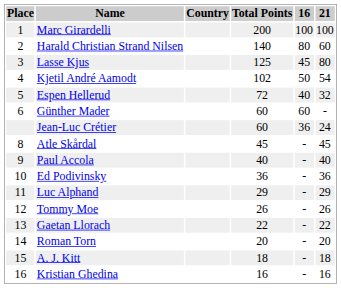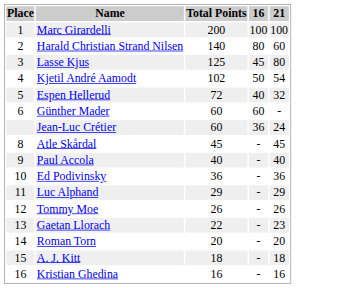- column: (208, 13)
(325, 225) 22 -> (279, 225) 23
